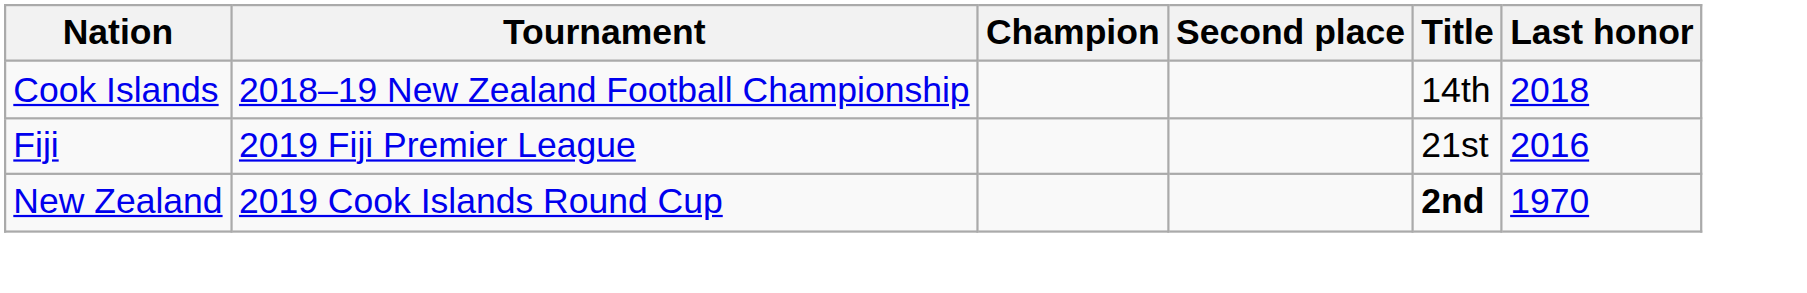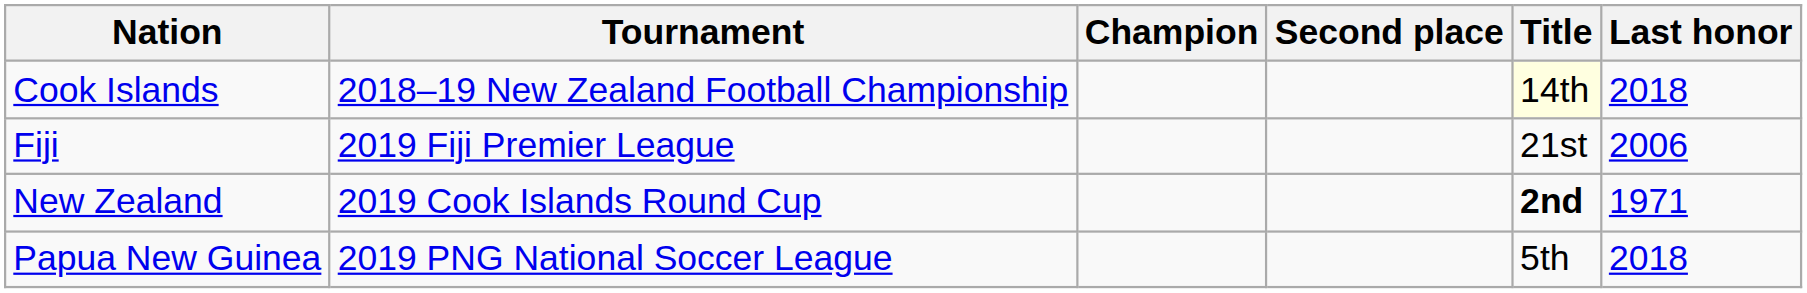(1456, 88) no background -> (1555, 88) lightyellow background
(1550, 145) 2016 -> (1648, 145) 2006
(1550, 201) 1970 -> (1648, 201) 1971
+ row: (167, 257)
